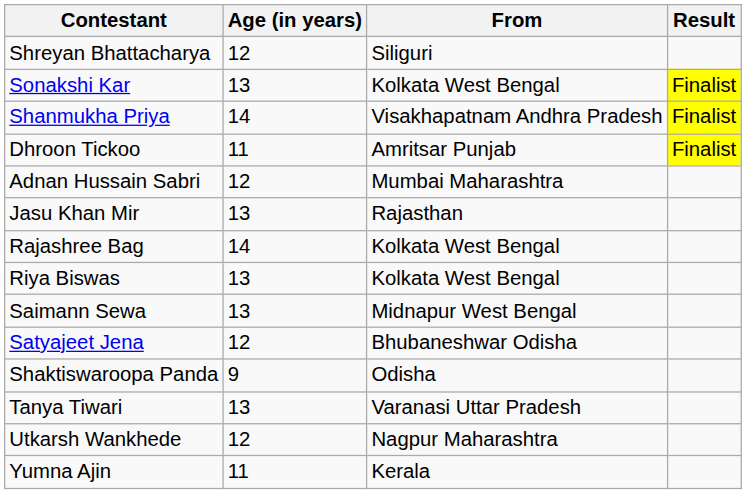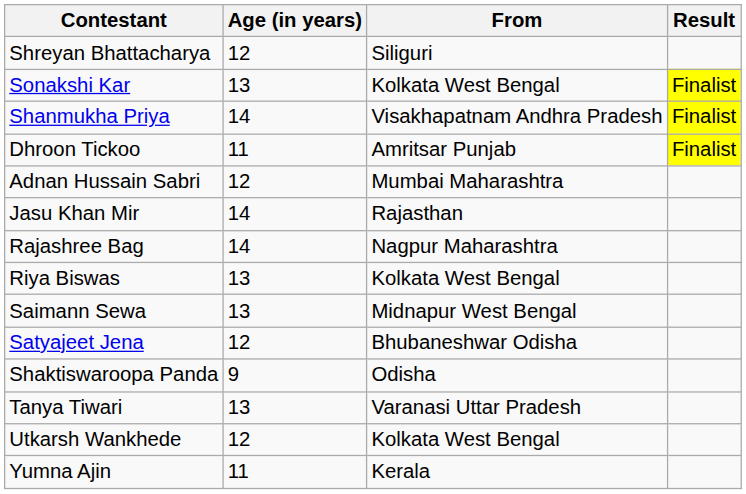(239, 213) 13 -> (239, 213) 14
(466, 246) Kolkata West Bengal -> (465, 246) Nagpur Maharashtra
(465, 439) Nagpur Maharashtra -> (466, 439) Kolkata West Bengal
